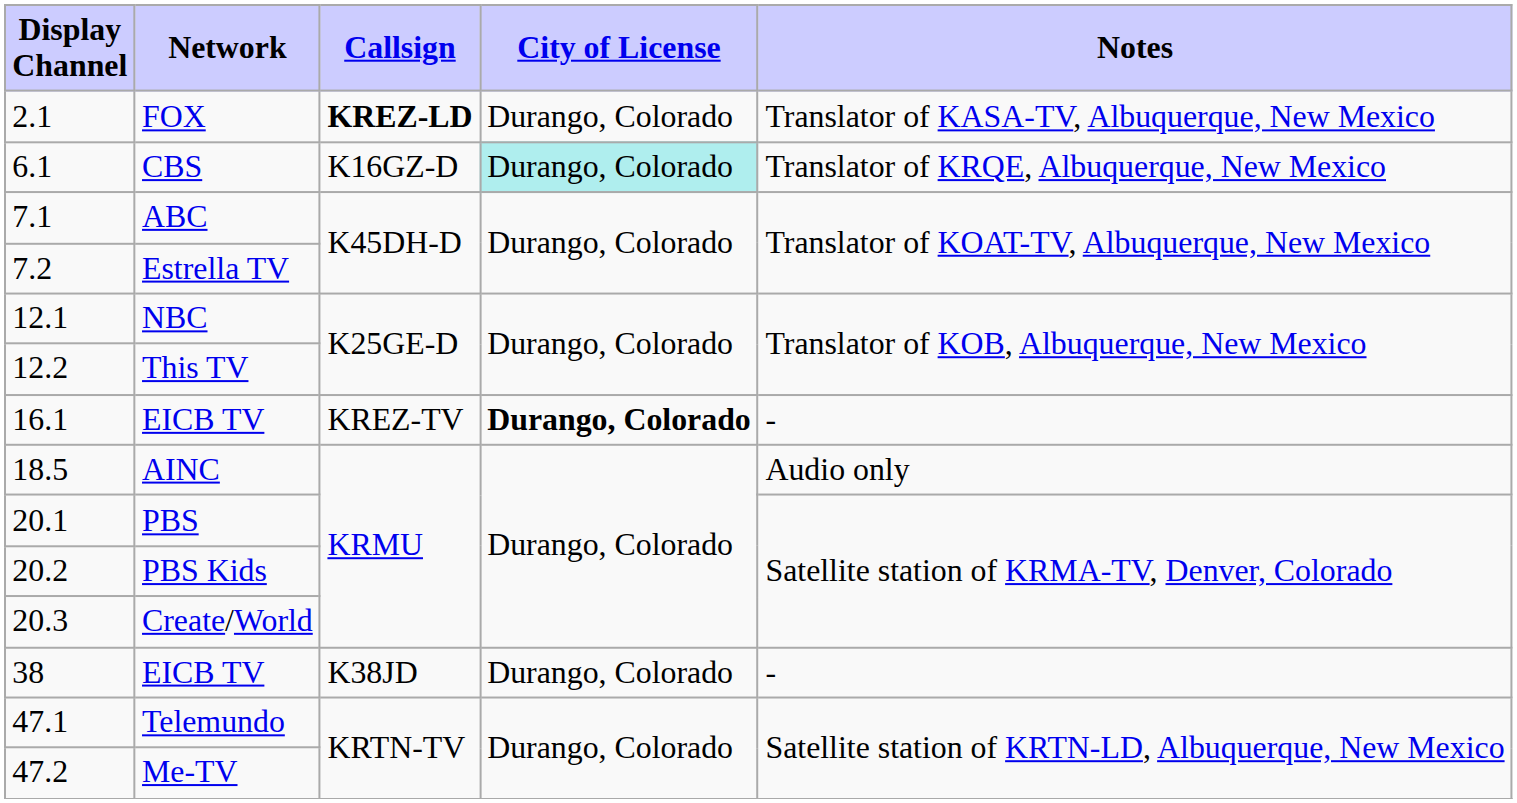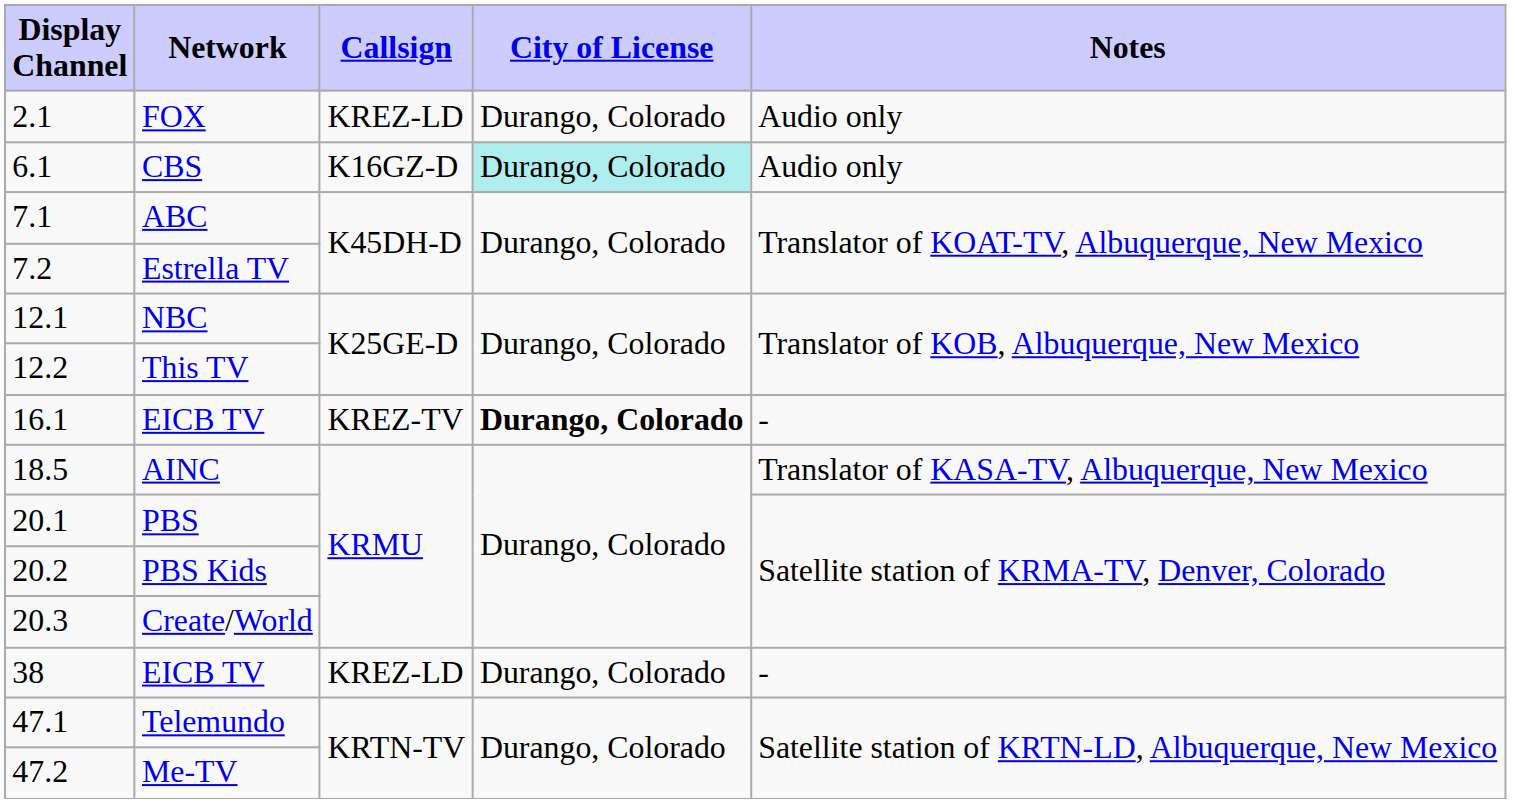(400, 116) bold -> (396, 116) normal
(1100, 116) Translator of KASA-TV, Albuquerque, New Mexico -> (830, 116) Audio only
(1076, 166) Translator of KRQE, Albuquerque, New Mexico -> (830, 166) Audio only
(838, 469) Audio only -> (1093, 469) Translator of KASA-TV, Albuquerque, New Mexico
(373, 671) K38JD -> (396, 671) KREZ-LD
